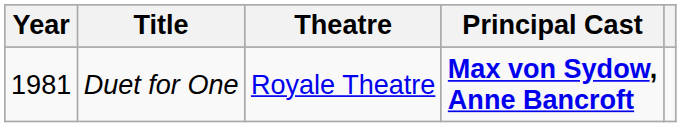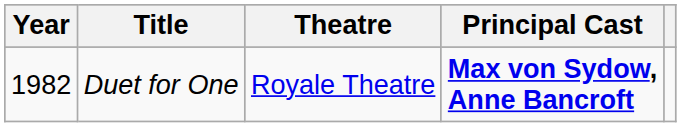(41, 84) 1981 -> (41, 84) 1982
